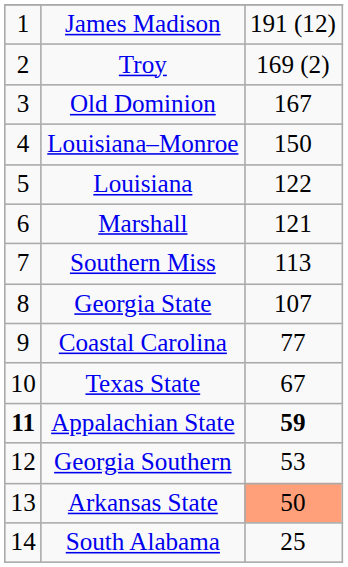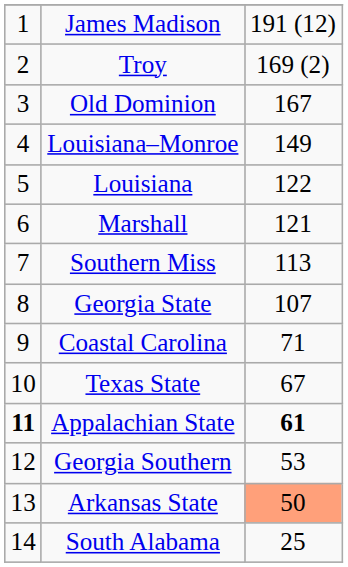(293, 143) 150 -> (293, 143) 149
(293, 343) 77 -> (293, 343) 71
(293, 422) 59 -> (293, 422) 61
